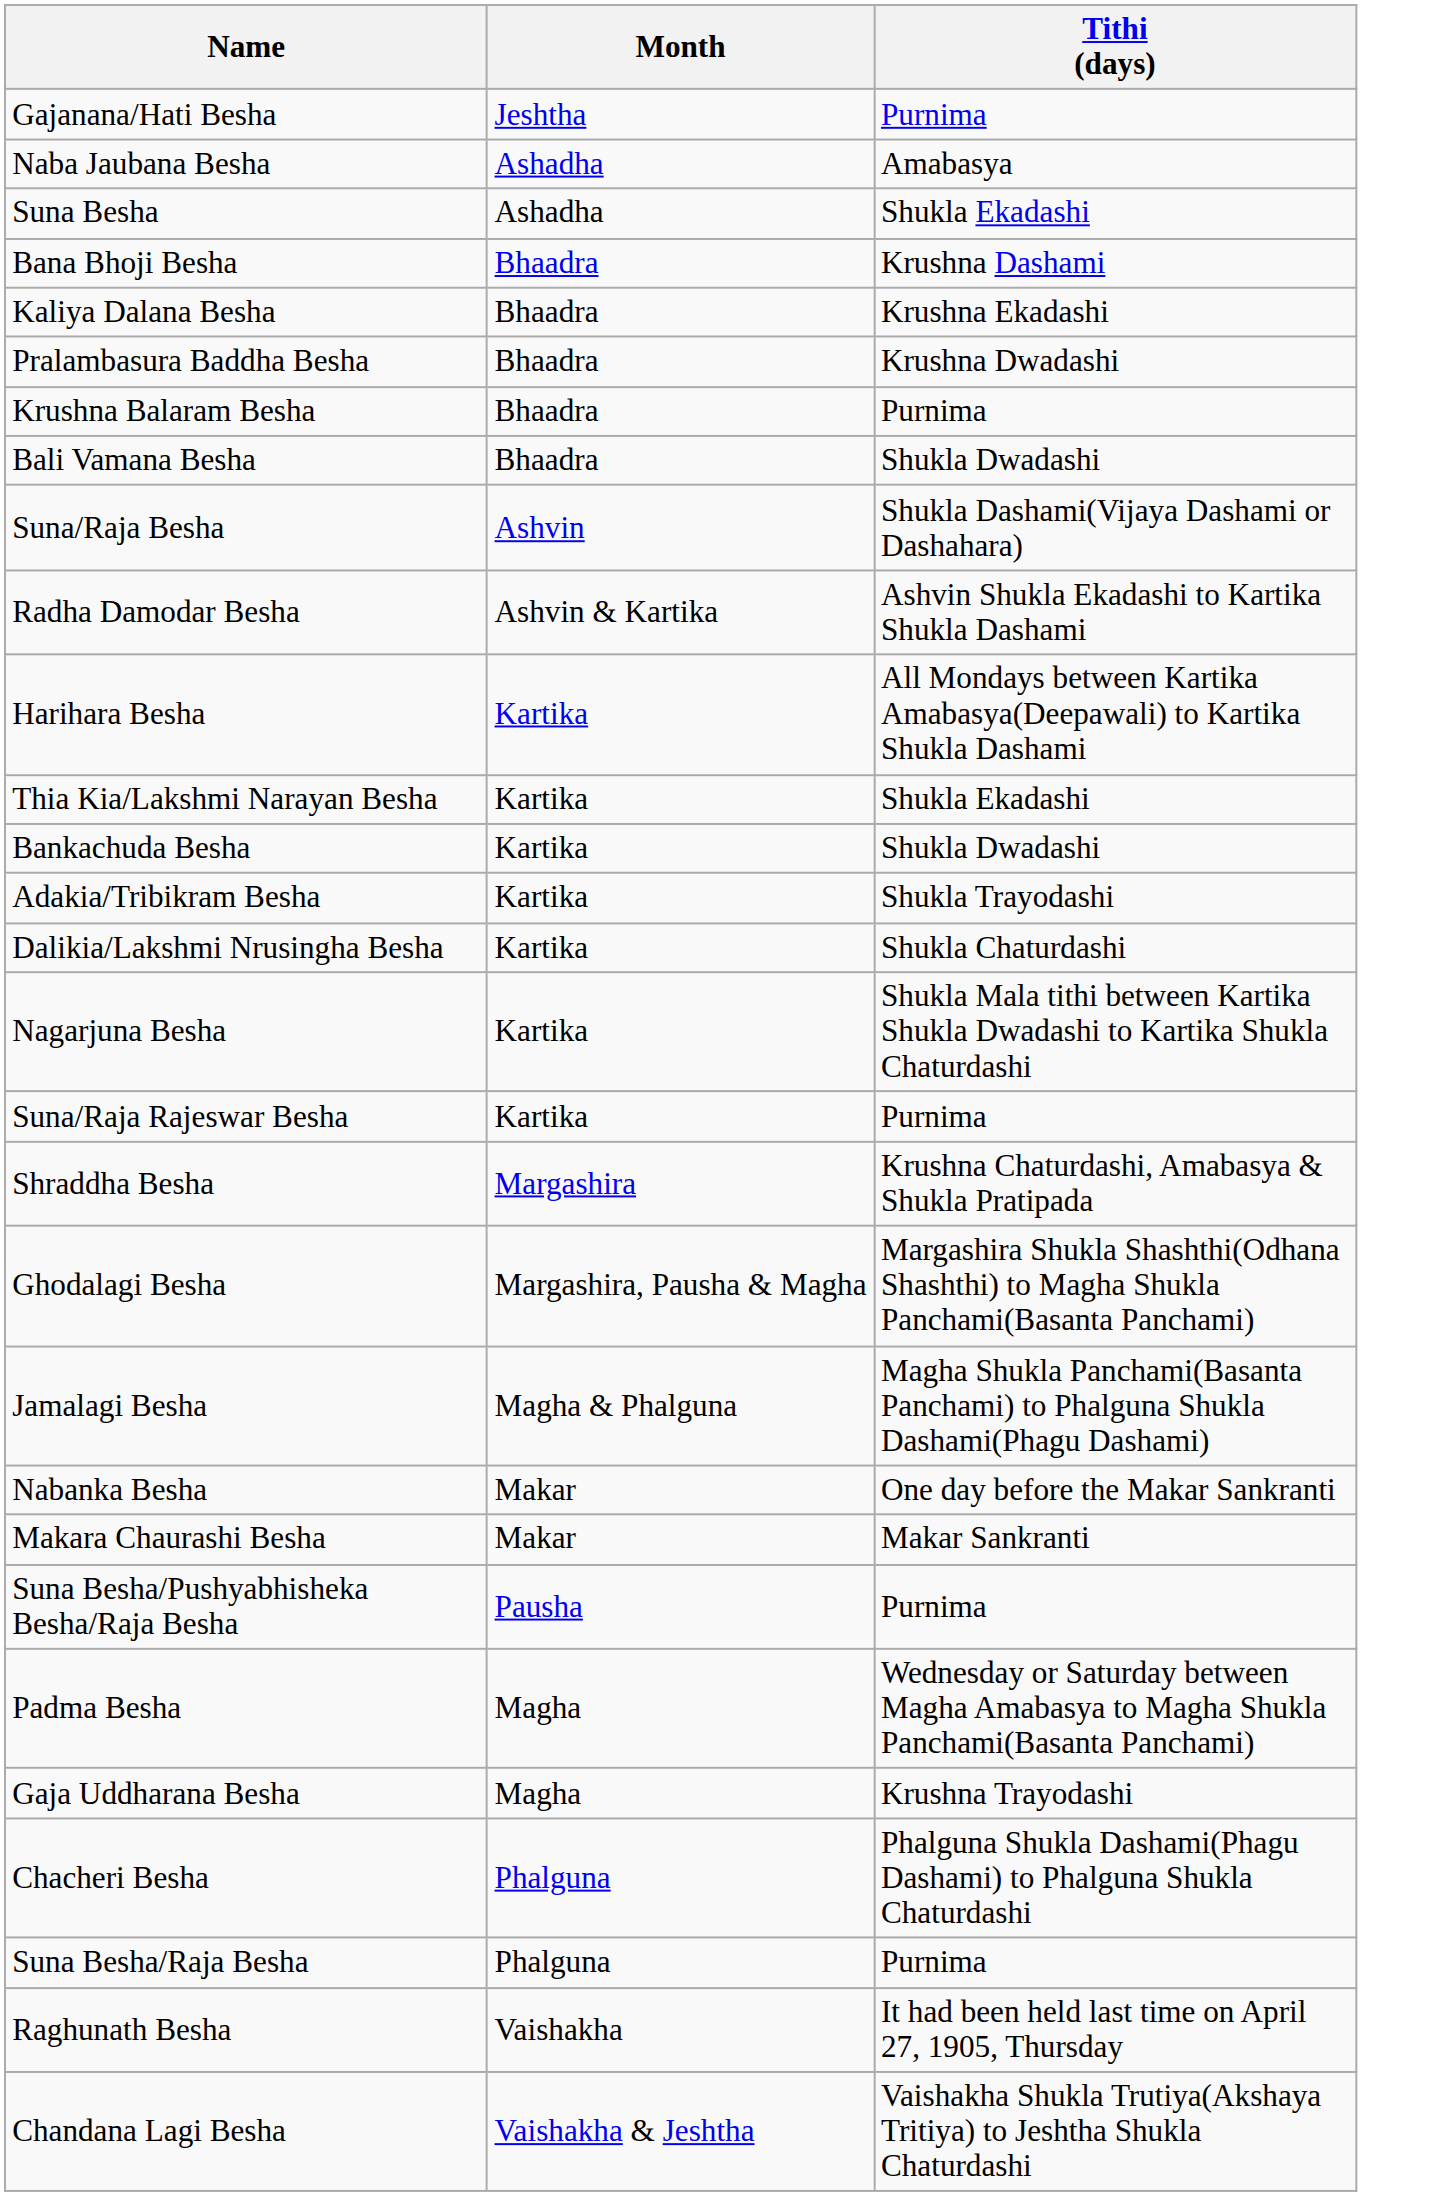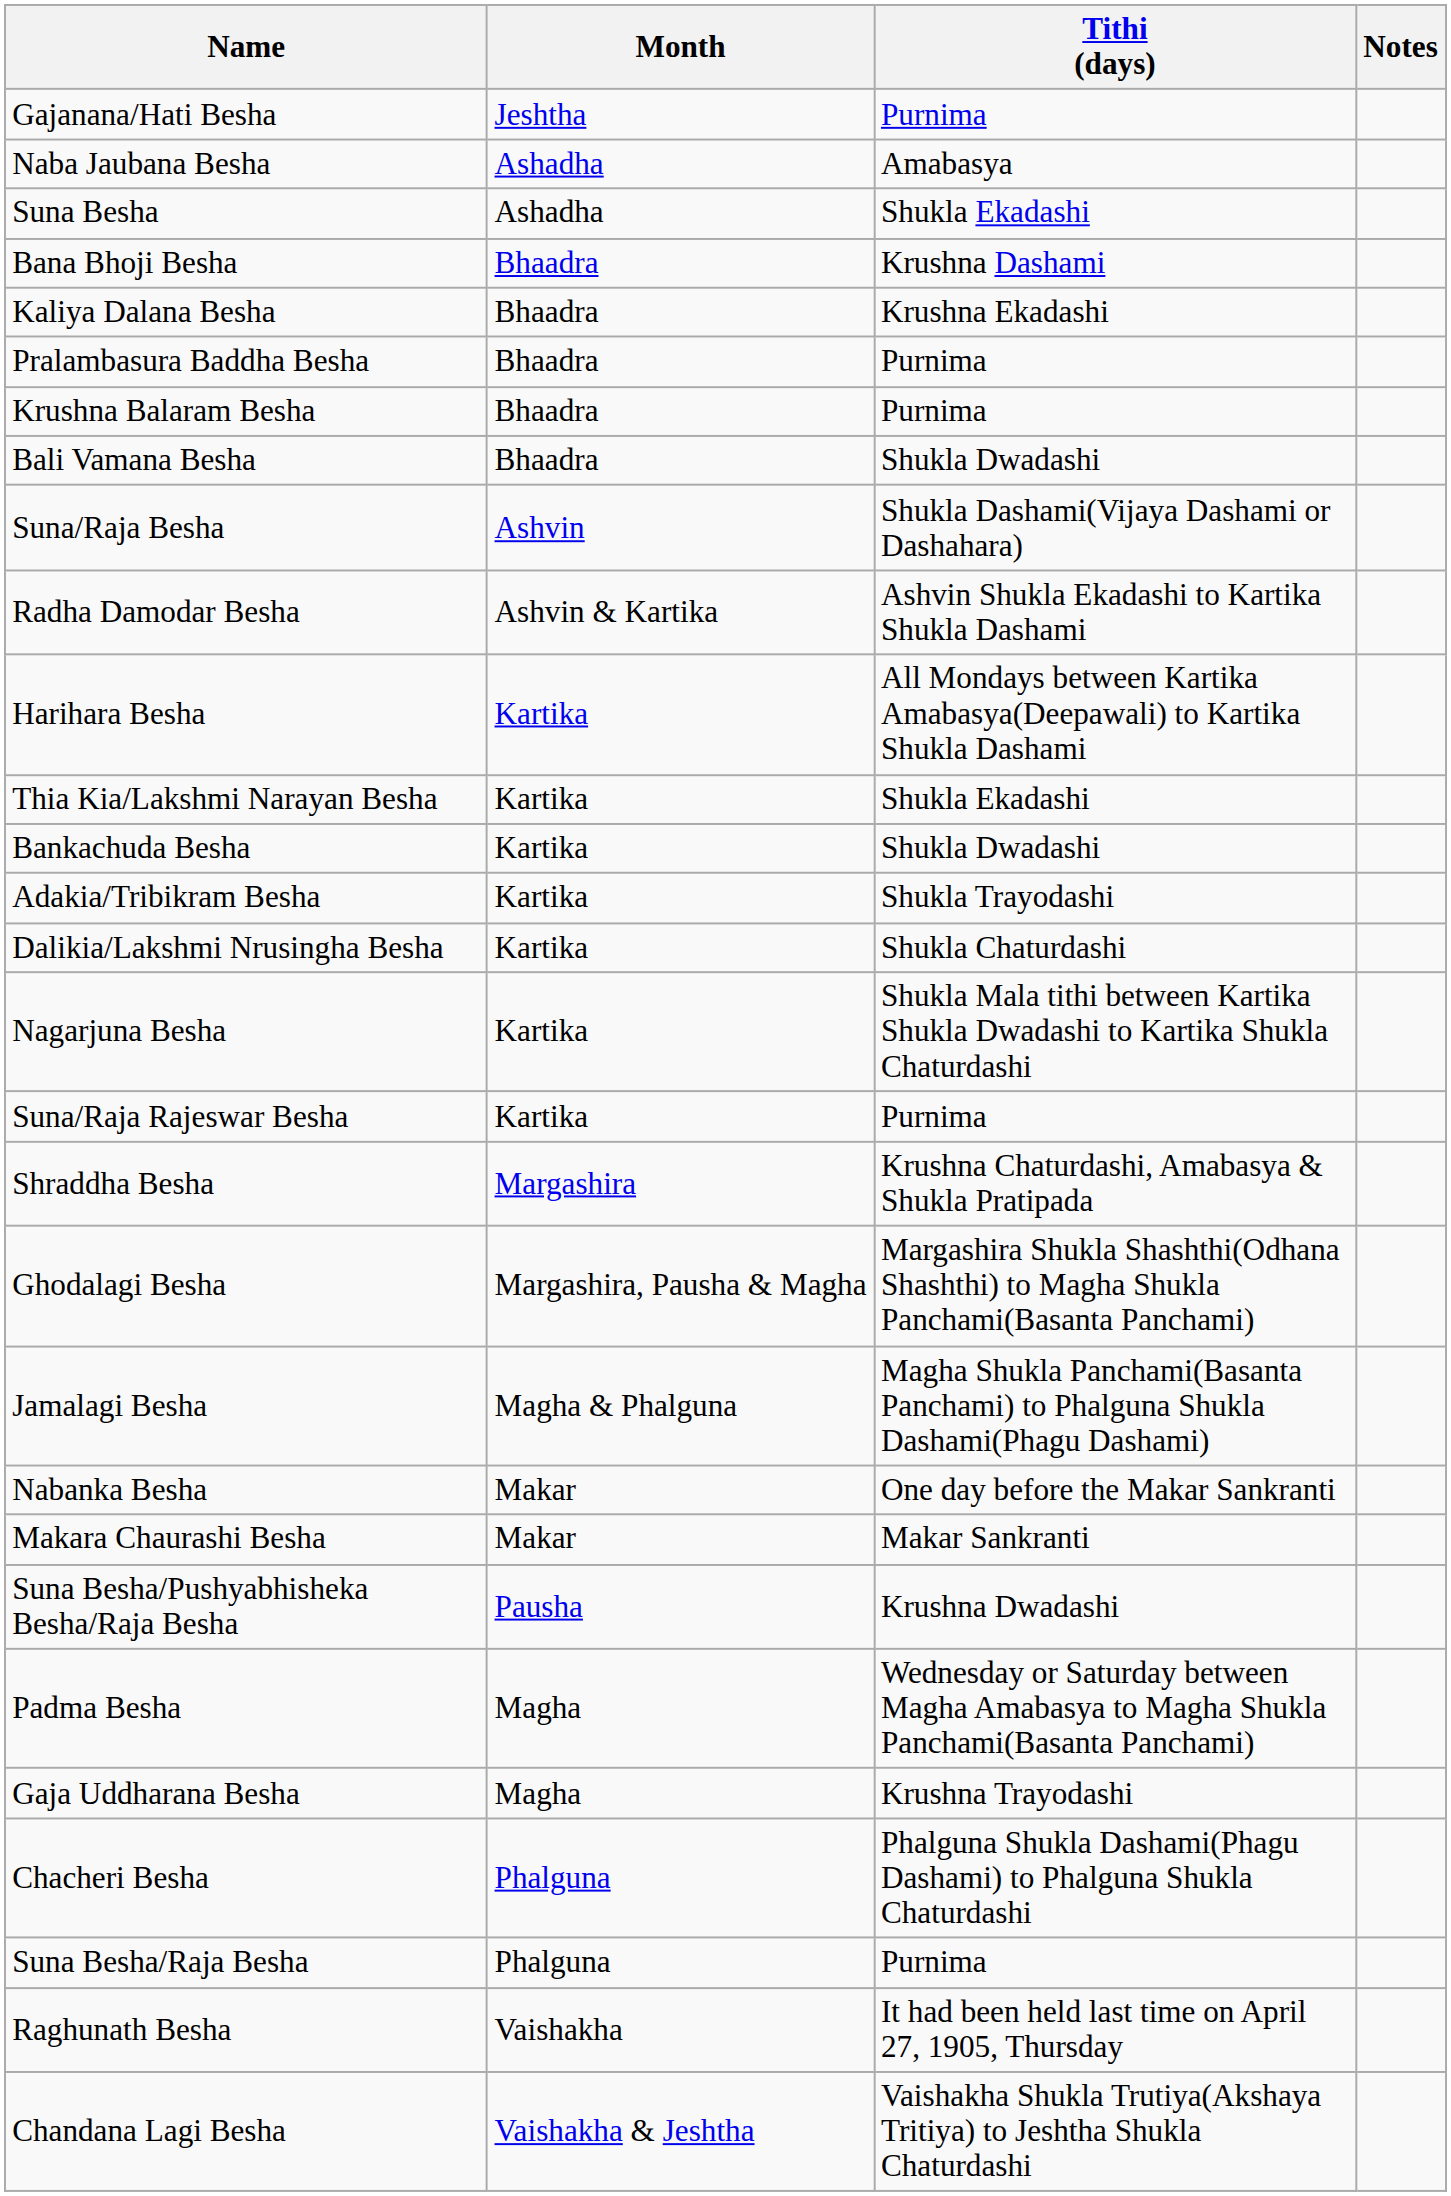+ column: (1401, 46)
(1000, 361) Krushna Dwadashi -> (934, 361) Purnima
(934, 1606) Purnima -> (1000, 1606) Krushna Dwadashi
